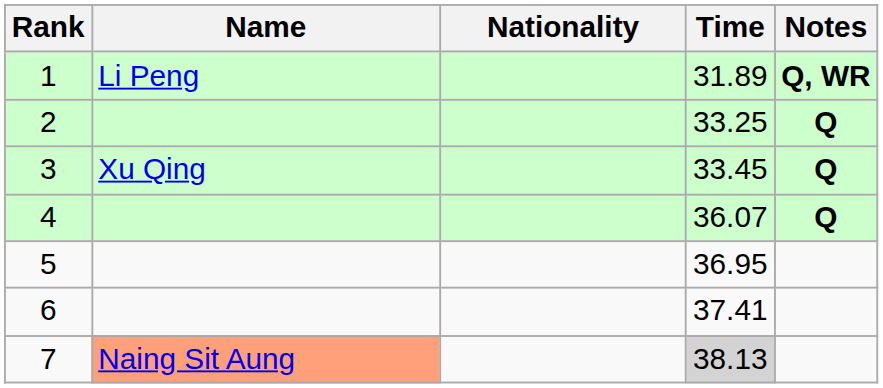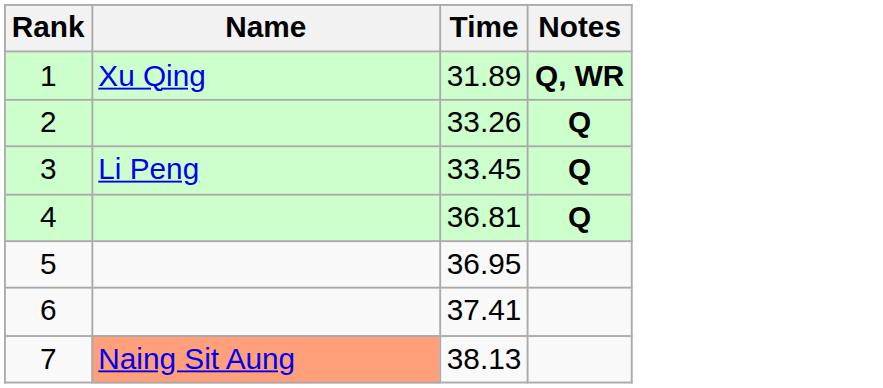- column: (563, 28)
(149, 75) Li Peng -> (152, 75) Xu Qing
(730, 122) 33.25 -> (484, 122) 33.26
(152, 169) Xu Qing -> (149, 169) Li Peng
(730, 216) 36.07 -> (484, 216) 36.81
(730, 358) lightgrey background -> (484, 358) no background
